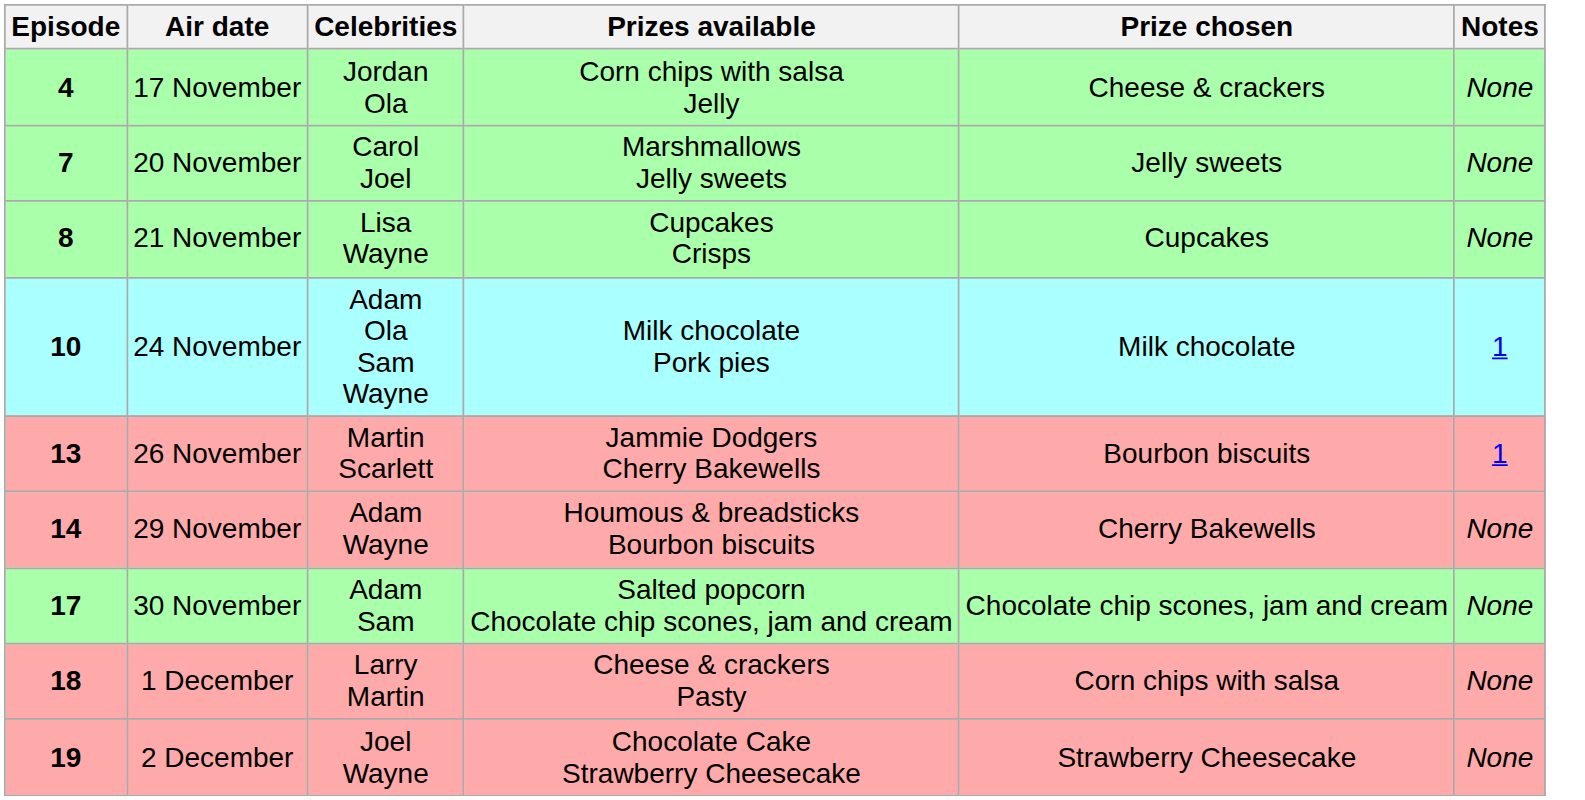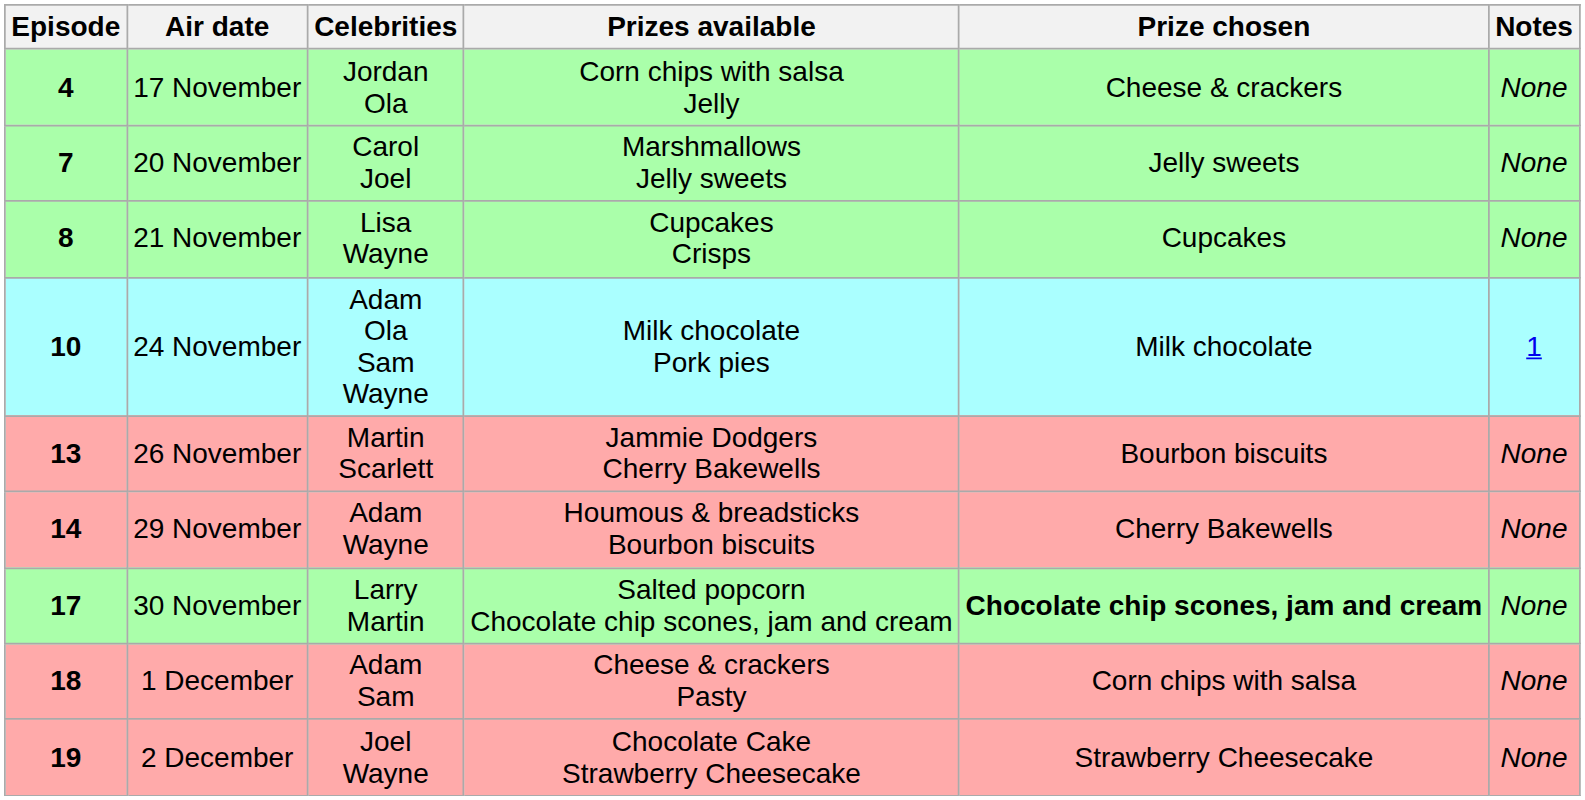(1500, 453) 1 -> (1534, 453) None
(386, 605) Adam Sam -> (386, 605) Larry Martin
(1207, 605) normal -> (1224, 605) bold
(386, 681) Larry Martin -> (386, 681) Adam Sam
